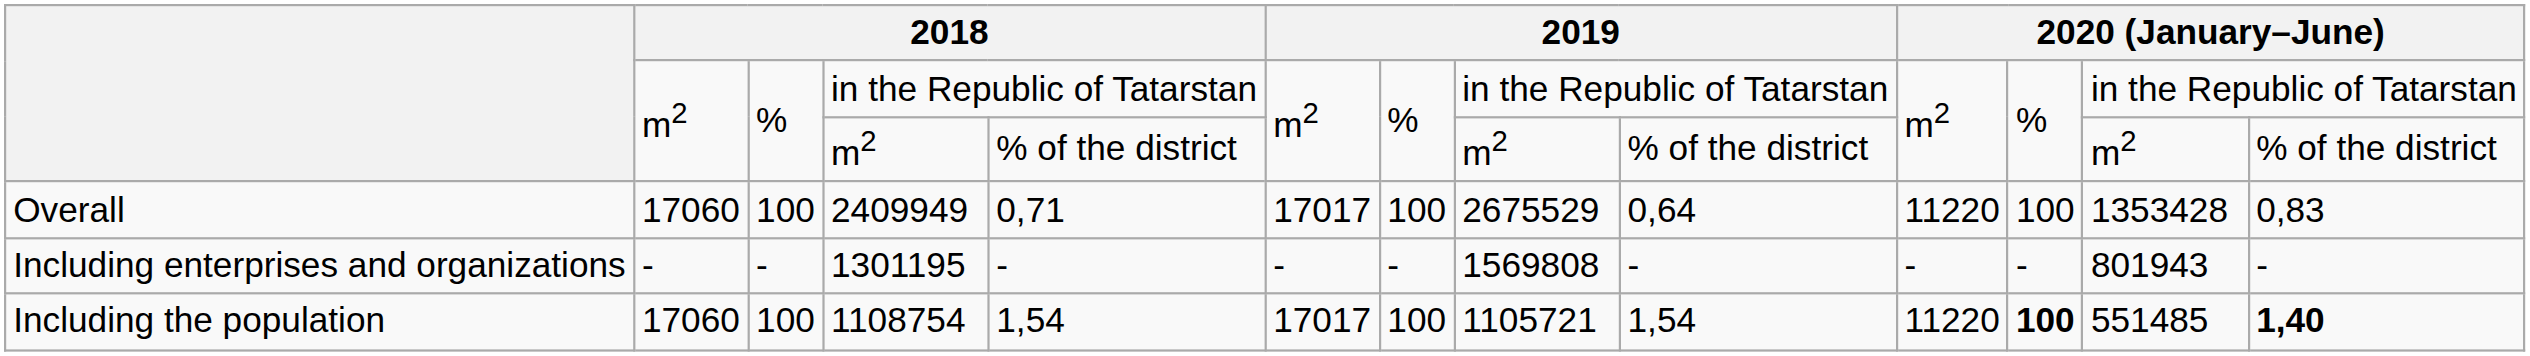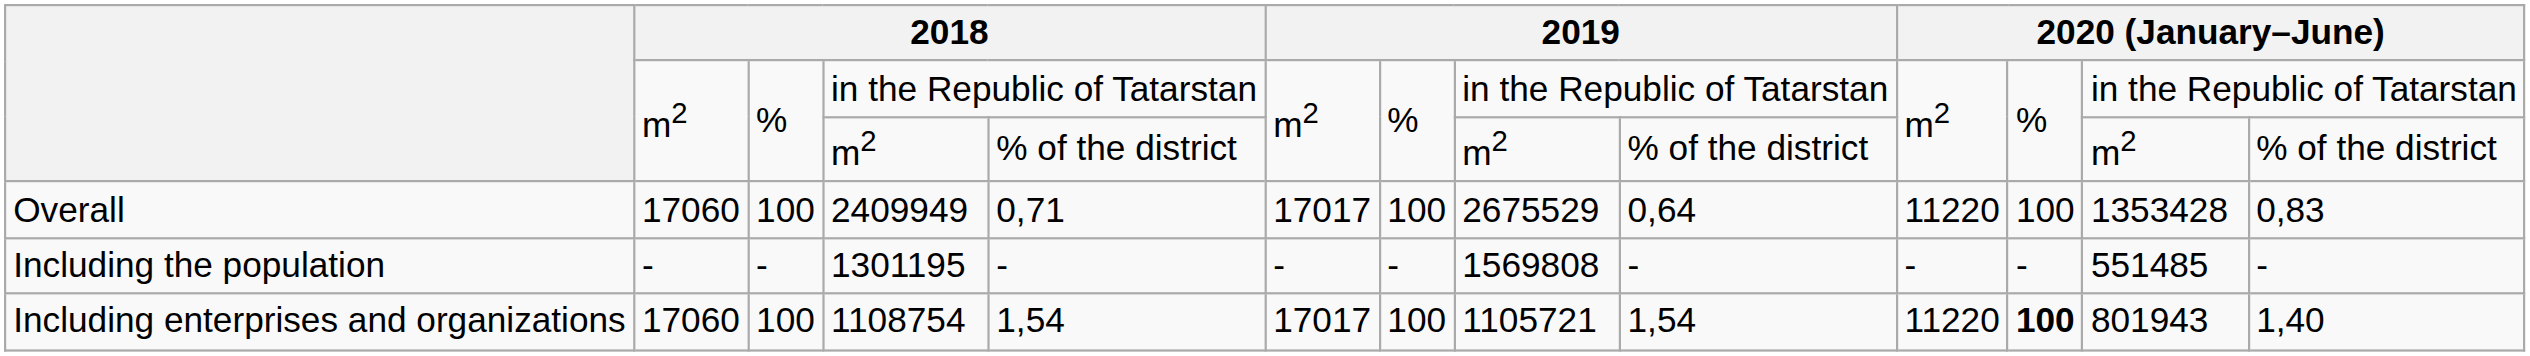(319, 265) Including enterprises and organizations -> (199, 265) Including the population
(2150, 265) 801943 -> (2150, 265) 551485
(199, 321) Including the population -> (319, 321) Including enterprises and organizations
(2150, 321) 551485 -> (2150, 321) 801943
(2290, 321) bold -> (2290, 321) normal
